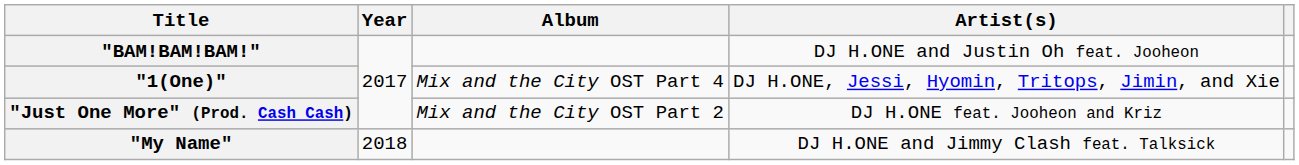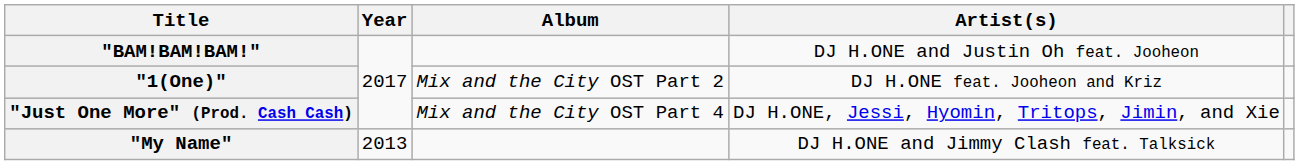(570, 82) Mix and the City OST Part 4 -> (570, 82) Mix and the City OST Part 2
(1006, 82) DJ H.ONE, Jessi, Hyomin, Tritops, Jimin, and Xie -> (1006, 82) DJ H.ONE feat. Jooheon and Kriz
(570, 113) Mix and the City OST Part 2 -> (570, 113) Mix and the City OST Part 4
(1006, 113) DJ H.ONE feat. Jooheon and Kriz -> (1006, 113) DJ H.ONE, Jessi, Hyomin, Tritops, Jimin, and Xie
(385, 144) 2018 -> (385, 144) 2013
